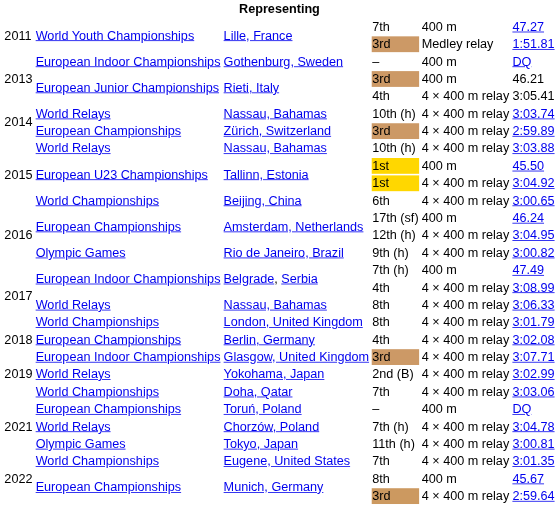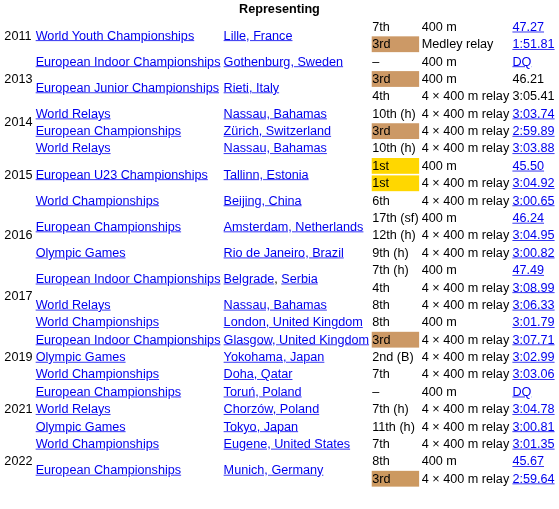(465, 322) 4 × 400 m relay -> (439, 322) 400 m
- row: (269, 339)
(73, 374) World Relays -> (81, 357) Olympic Games
